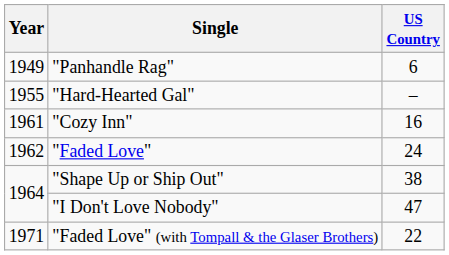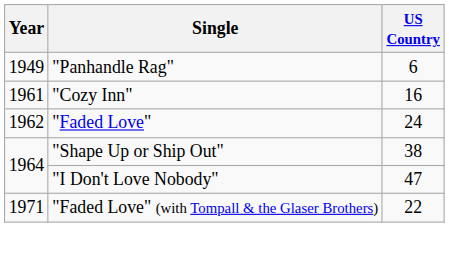- row: (123, 94)
